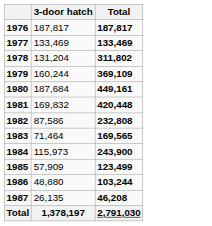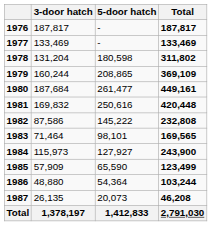+ column: (127, 12)
